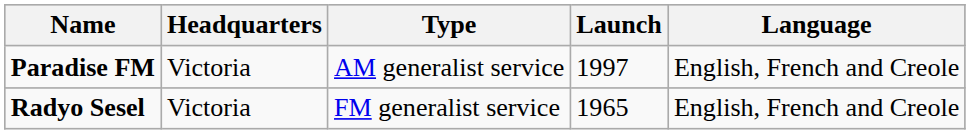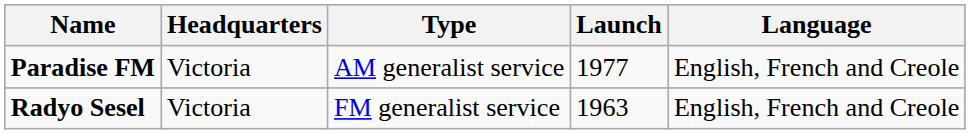(602, 66) 1997 -> (602, 66) 1977
(602, 107) 1965 -> (602, 107) 1963
